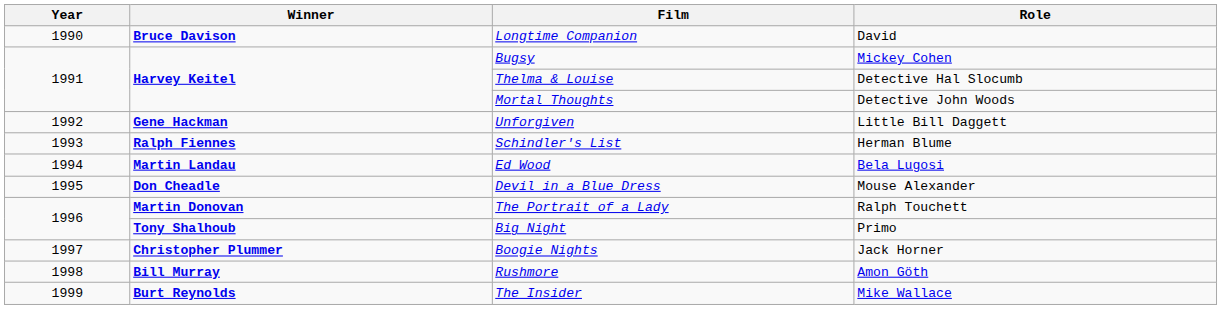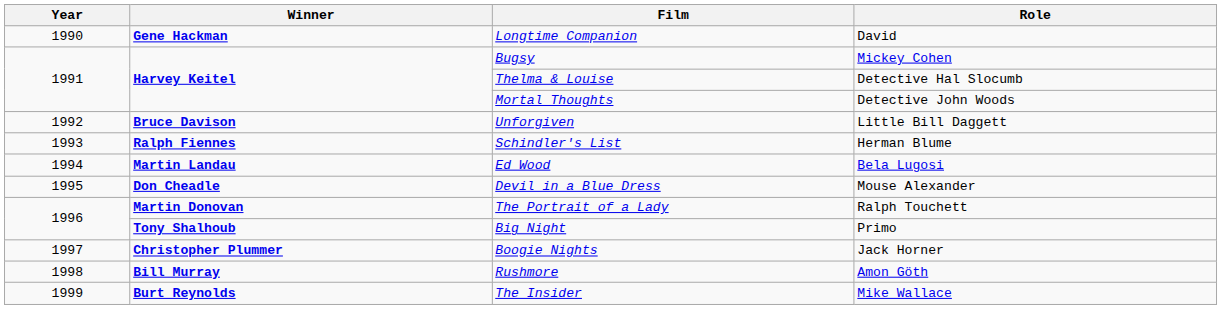(184, 37) Bruce Davison -> (180, 37) Gene Hackman
(180, 122) Gene Hackman -> (184, 122) Bruce Davison
